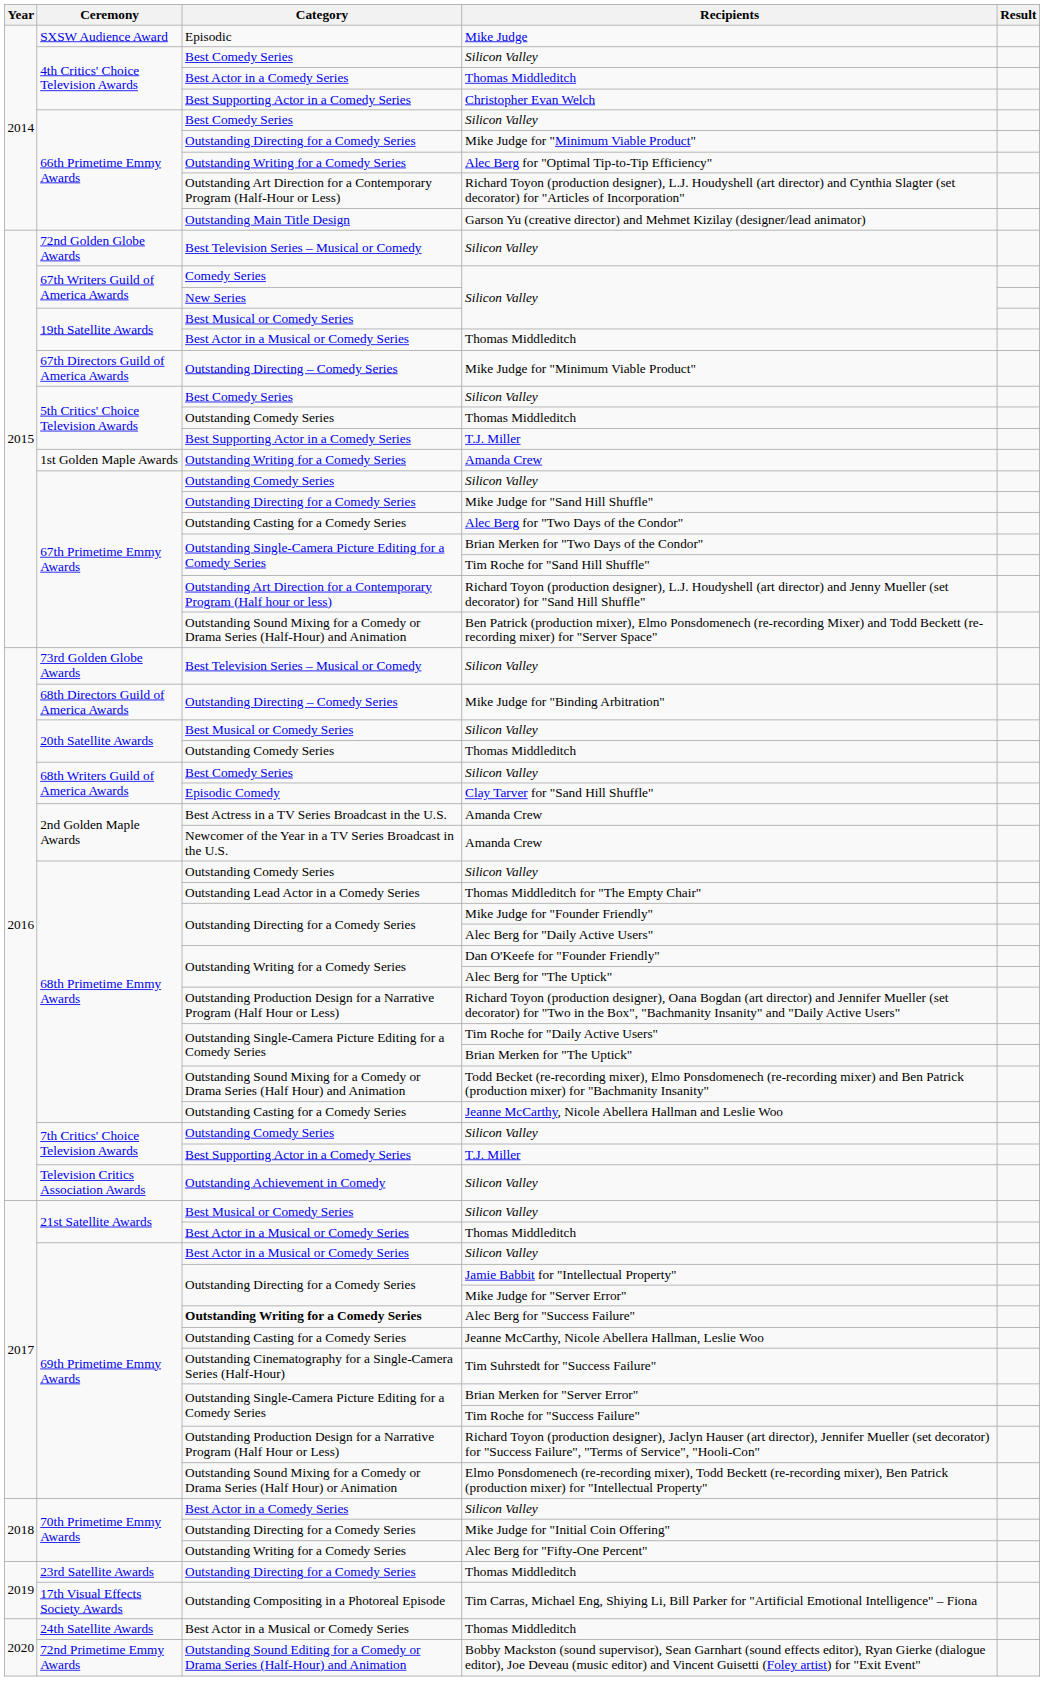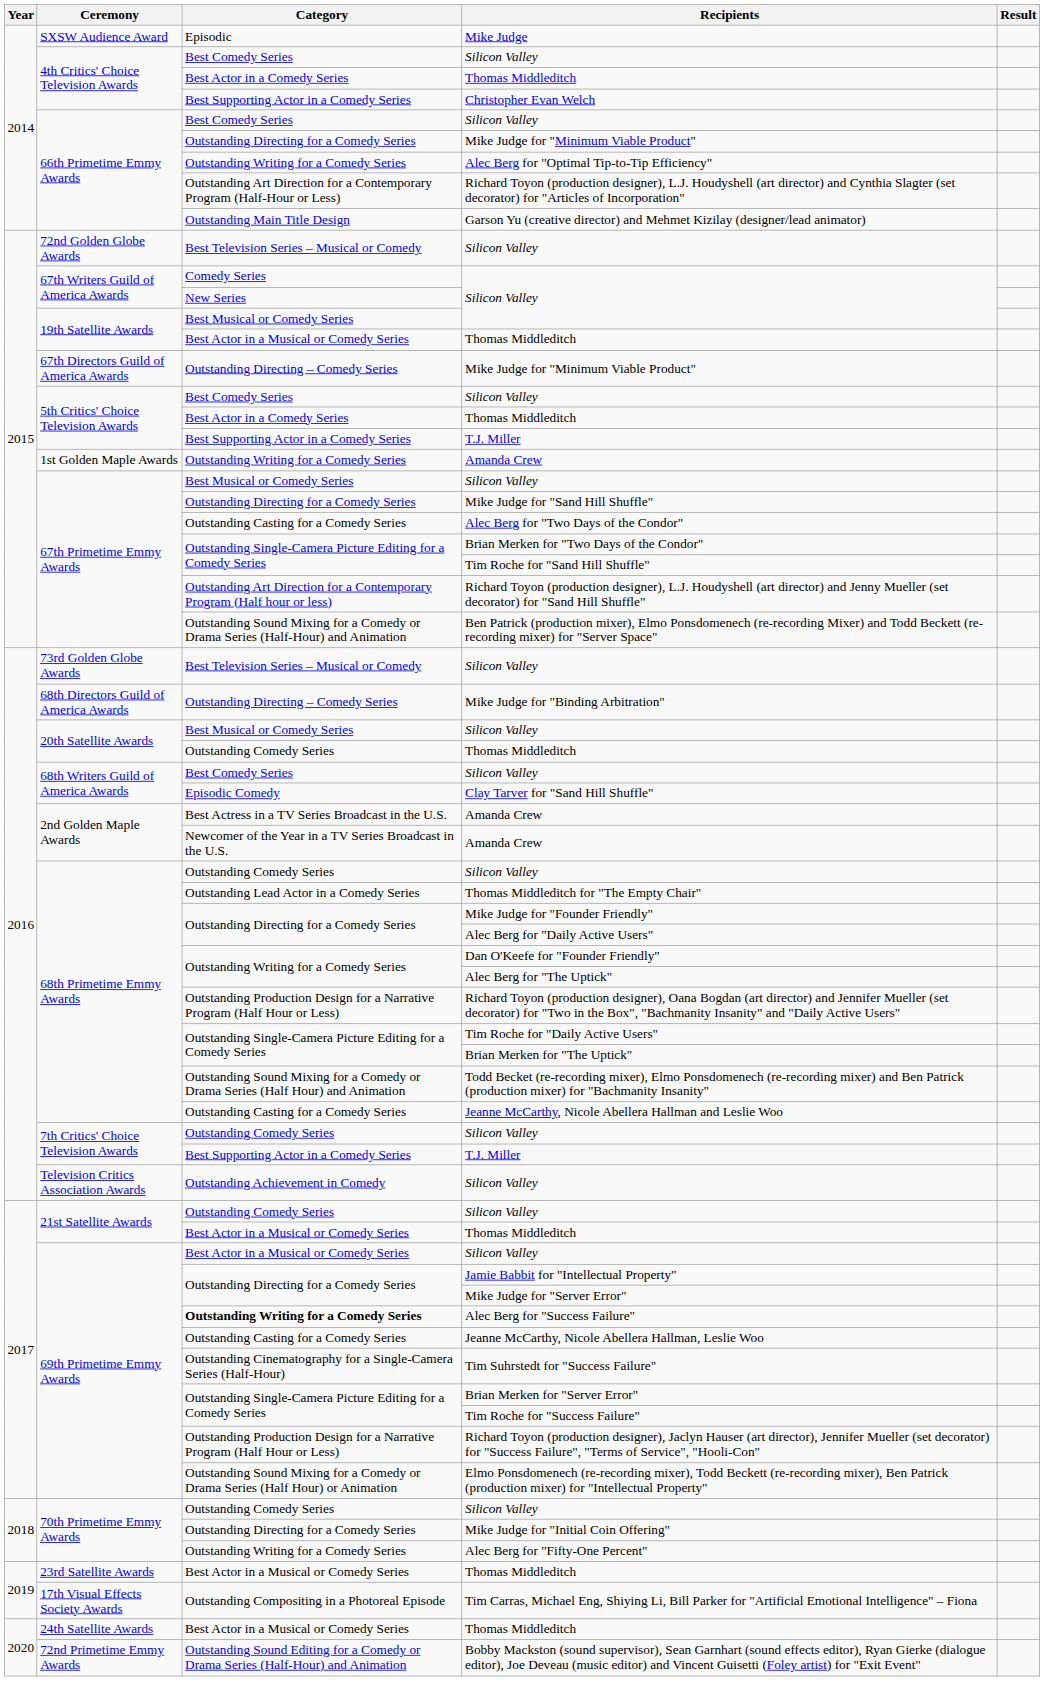(260, 417) Outstanding Comedy Series -> (267, 417) Best Actor in a Comedy Series
(260, 481) Outstanding Comedy Series -> (269, 481) Best Musical or Comedy Series
(269, 1211) Best Musical or Comedy Series -> (260, 1211) Outstanding Comedy Series
(267, 1508) Best Actor in a Comedy Series -> (260, 1508) Outstanding Comedy Series
(300, 1572) Outstanding Directing for a Comedy Series -> (297, 1572) Best Actor in a Musical or Comedy Series
